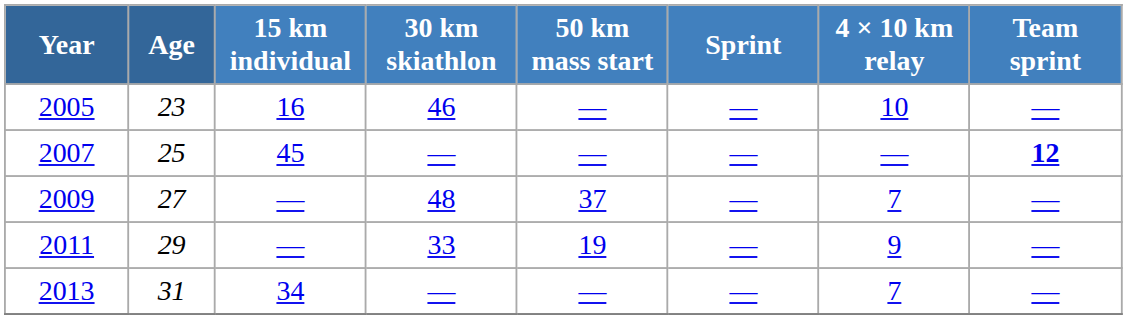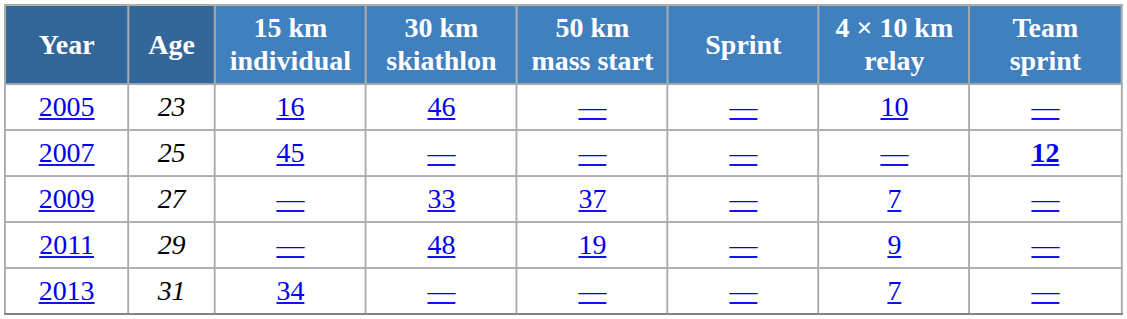(441, 199) 48 -> (441, 199) 33
(441, 245) 33 -> (441, 245) 48
